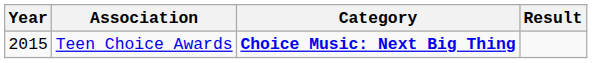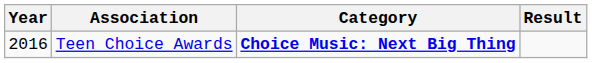(28, 45) 2015 -> (28, 45) 2016
